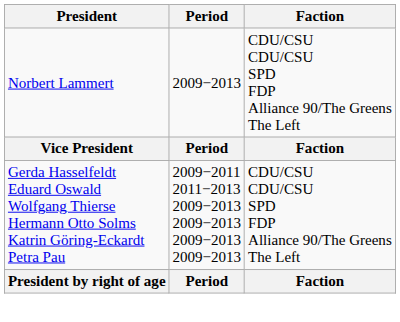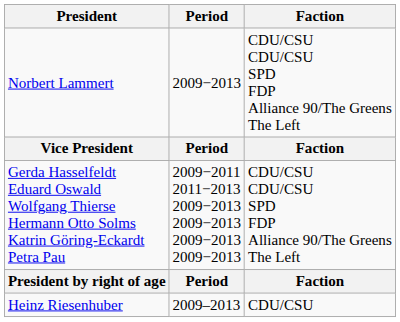+ row: (65, 304)
